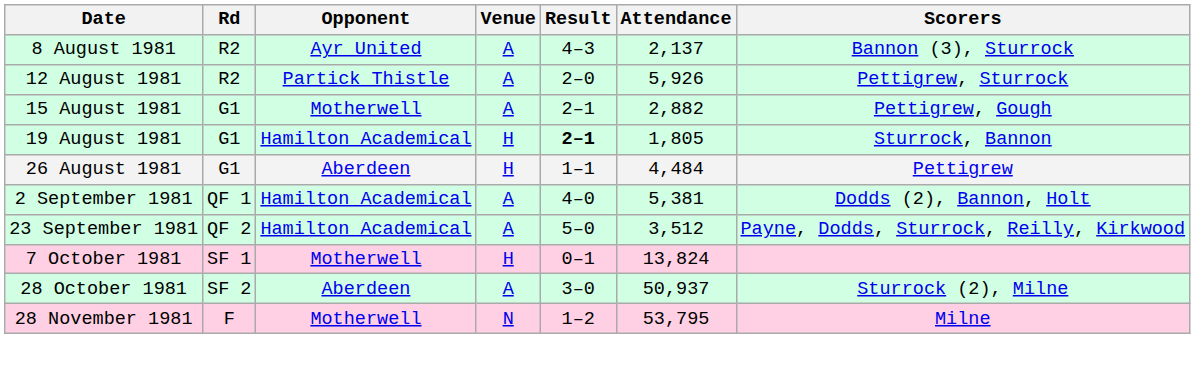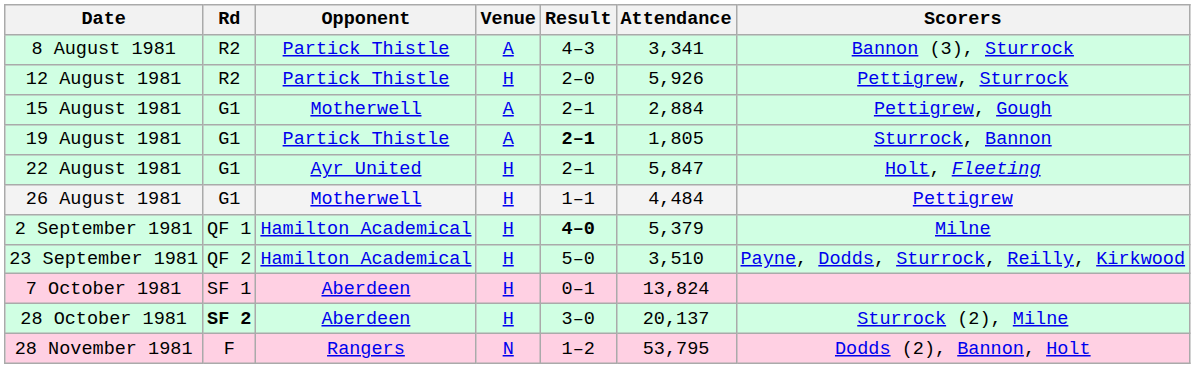(366, 50) Ayr United -> (366, 50) Partick Thistle
(676, 50) 2,137 -> (676, 50) 3,341
(508, 80) A -> (508, 80) H
(676, 110) 2,882 -> (676, 110) 2,884
(366, 140) Hamilton Academical -> (366, 140) Partick Thistle
(508, 140) H -> (508, 140) A
+ row: (104, 170)
(366, 170) Aberdeen -> (366, 199) Motherwell
(508, 199) A -> (508, 229) H
(578, 199) normal -> (578, 229) bold
(676, 199) 5,381 -> (676, 229) 5,379
(963, 199) Dodds (2), Bannon, Holt -> (963, 229) Milne
(508, 229) A -> (508, 259) H
(676, 229) 3,512 -> (676, 259) 3,510
(366, 259) Motherwell -> (366, 289) Aberdeen
(229, 289) normal -> (229, 319) bold
(508, 289) A -> (508, 319) H
(676, 289) 50,937 -> (676, 319) 20,137
(366, 319) Motherwell -> (366, 349) Rangers
(963, 319) Milne -> (963, 349) Dodds (2), Bannon, Holt
